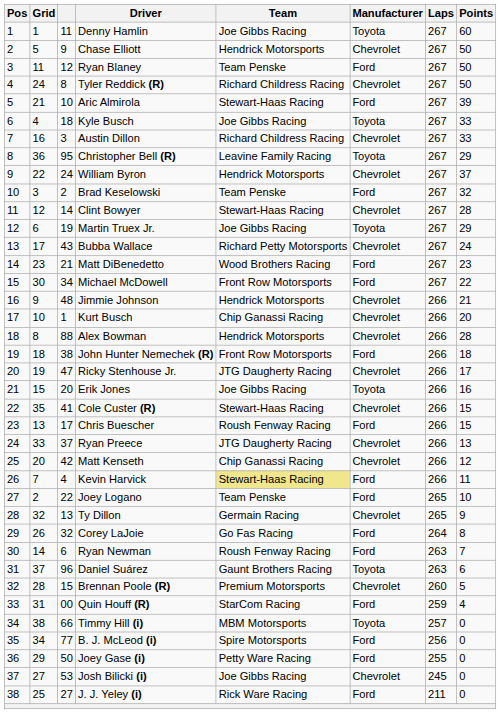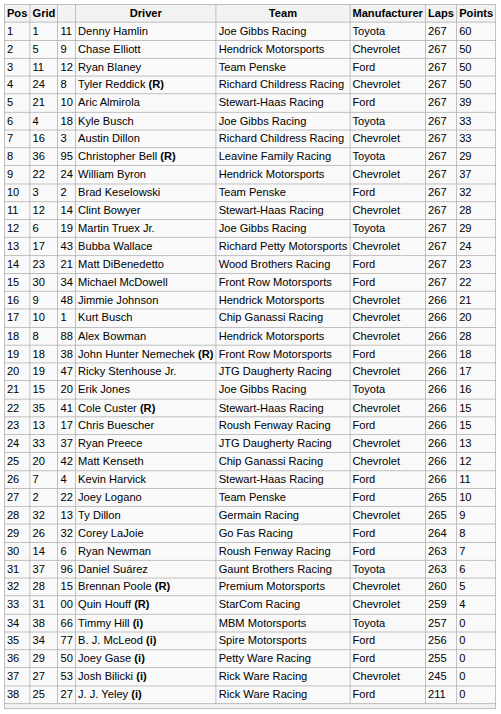(271, 479) khaki background -> (271, 479) no background
(364, 604) Ford -> (376, 604) Chevrolet
(263, 676) Joe Gibbs Racing -> (263, 676) Rick Ware Racing
